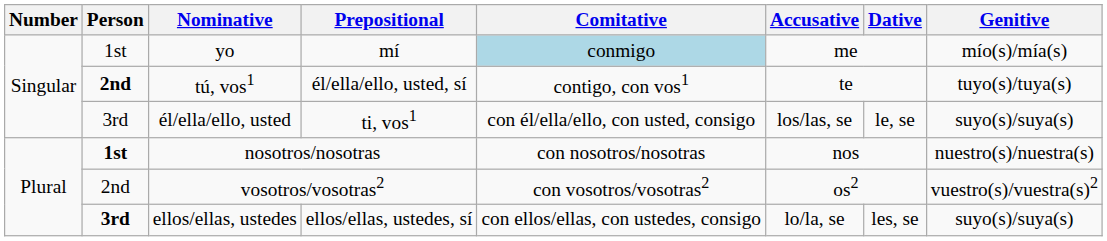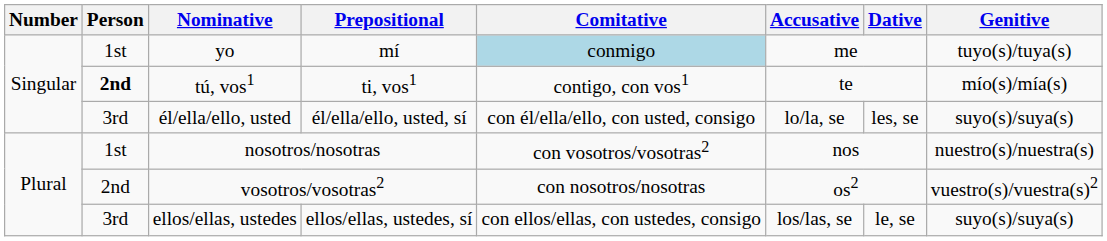(1014, 50) mío(s)/mía(s) -> (1014, 50) tuyo(s)/tuya(s)
(389, 83) él/ella/ello, usted, sí -> (389, 83) ti, vos1
(1014, 83) tuyo(s)/tuya(s) -> (1014, 83) mío(s)/mía(s)
(389, 119) ti, vos1 -> (389, 117) él/ella/ello, usted, sí
(815, 119) los/las, se -> (815, 117) lo/la, se
(895, 119) le, se -> (895, 117) les, se
(115, 153) bold -> (115, 150) normal
(621, 153) con nosotros/nosotras -> (621, 150) con vosotros/vosotras2
(621, 186) con vosotros/vosotras2 -> (621, 186) con nosotros/nosotras
(115, 219) bold -> (115, 219) normal
(815, 219) lo/la, se -> (815, 219) los/las, se
(895, 219) les, se -> (895, 219) le, se
